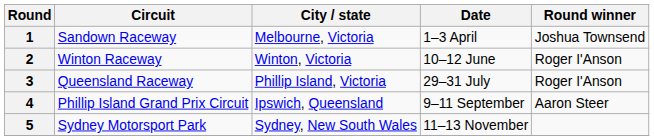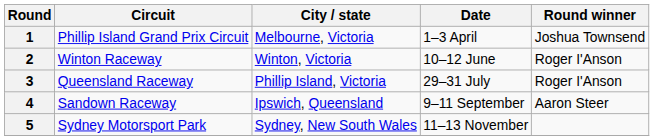(117, 37) Sandown Raceway -> (153, 37) Phillip Island Grand Prix Circuit
(153, 103) Phillip Island Grand Prix Circuit -> (117, 103) Sandown Raceway
